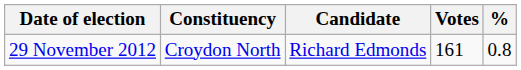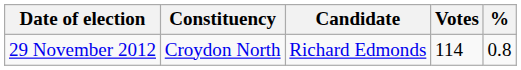(449, 49) 161 -> (449, 49) 114
